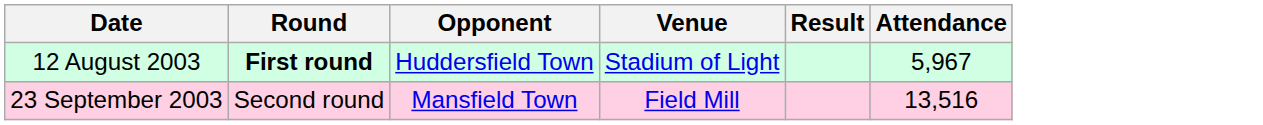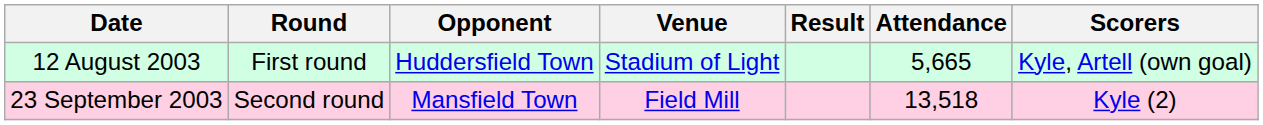+ column: (1135, 23)
(309, 61) bold -> (309, 61) normal
(941, 61) 5,967 -> (941, 61) 5,665
(941, 100) 13,516 -> (941, 100) 13,518
